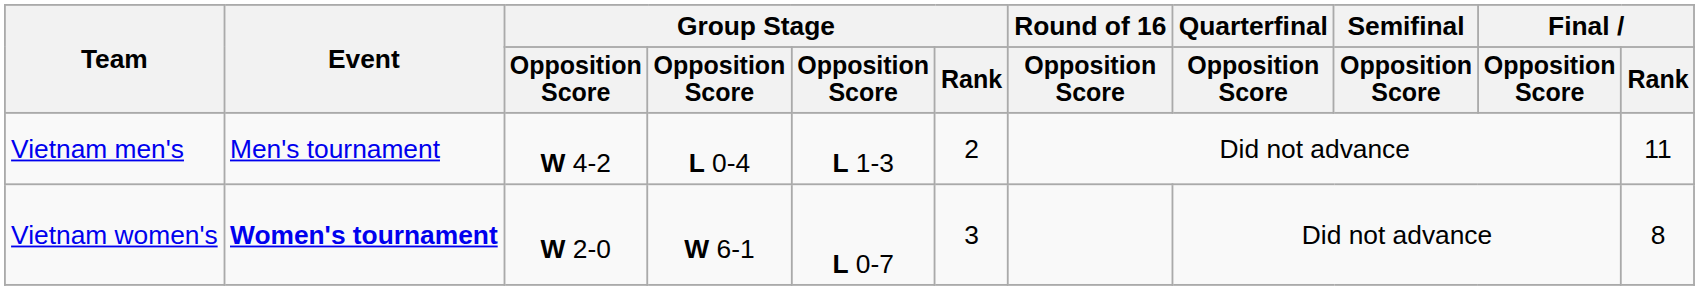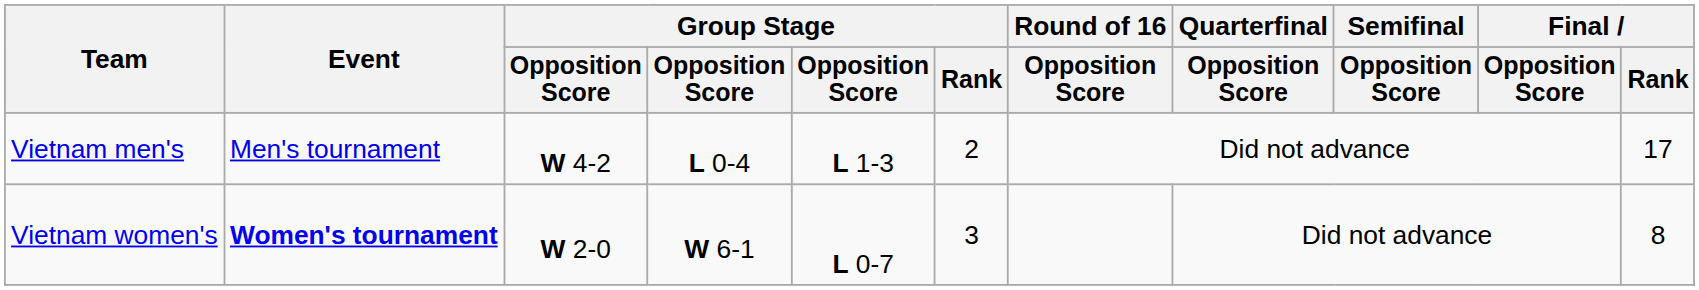(1658, 149) 11 -> (1658, 149) 17
